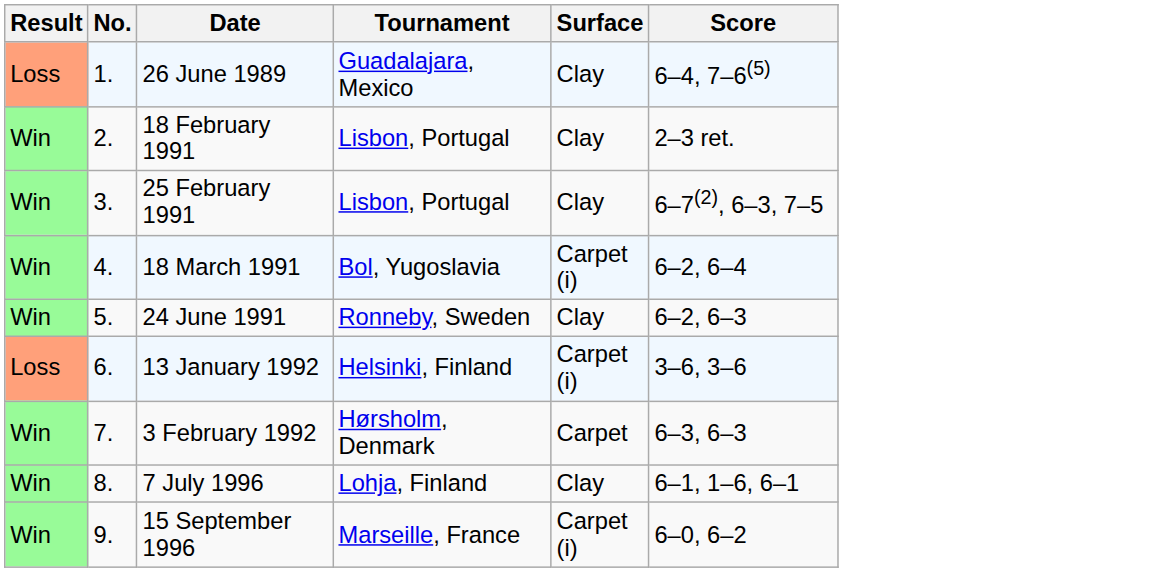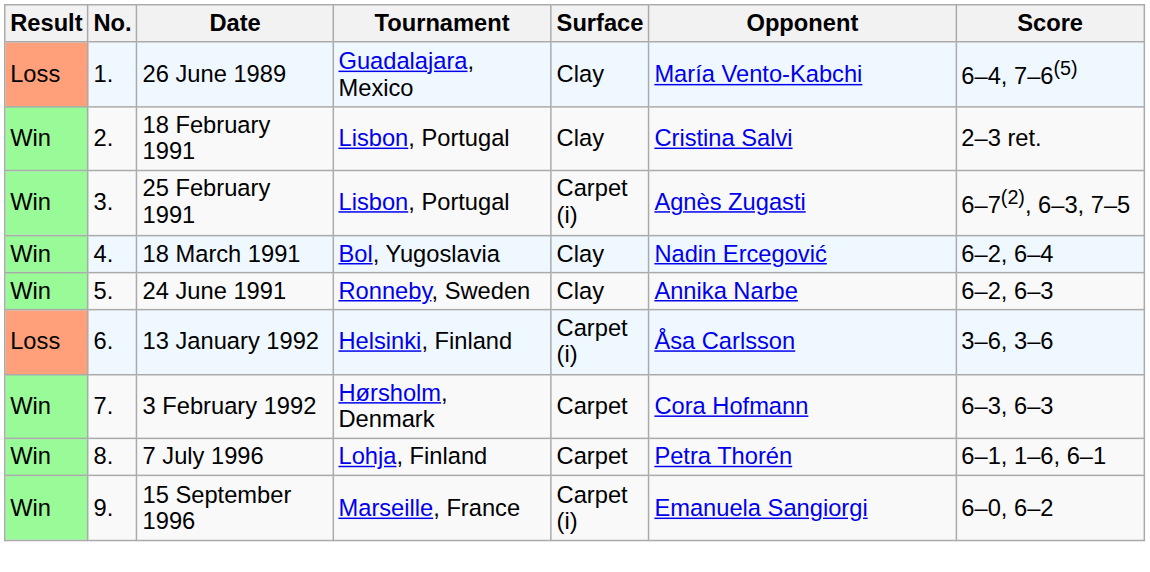+ column: (802, 23)
(580, 202) Clay -> (592, 202) Carpet (i)
(592, 266) Carpet (i) -> (580, 253) Clay
(580, 483) Clay -> (592, 456) Carpet
